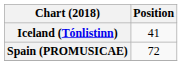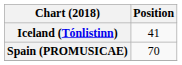(154, 51) 72 -> (154, 51) 70
